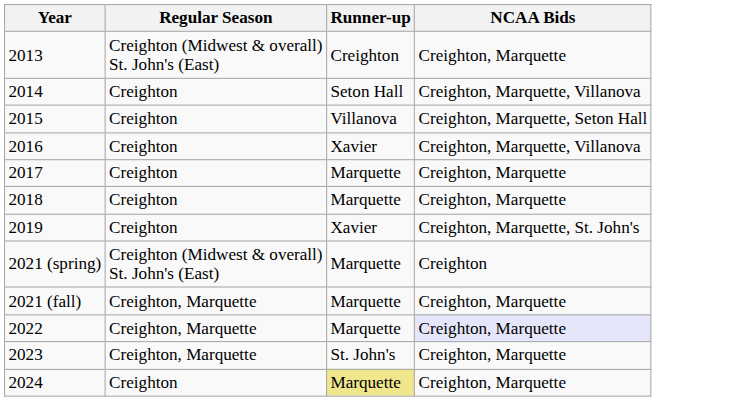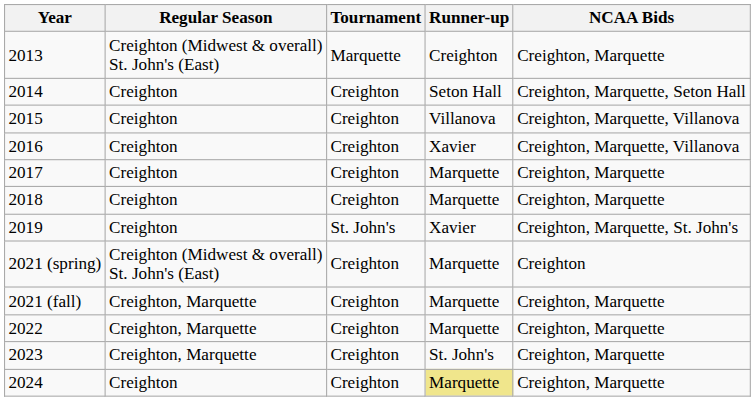+ column: (376, 18)
(530, 91) Creighton, Marquette, Villanova -> (632, 91) Creighton, Marquette, Seton Hall
(533, 118) Creighton, Marquette, Seton Hall -> (628, 118) Creighton, Marquette, Villanova
(492, 328) lavender background -> (591, 328) no background
